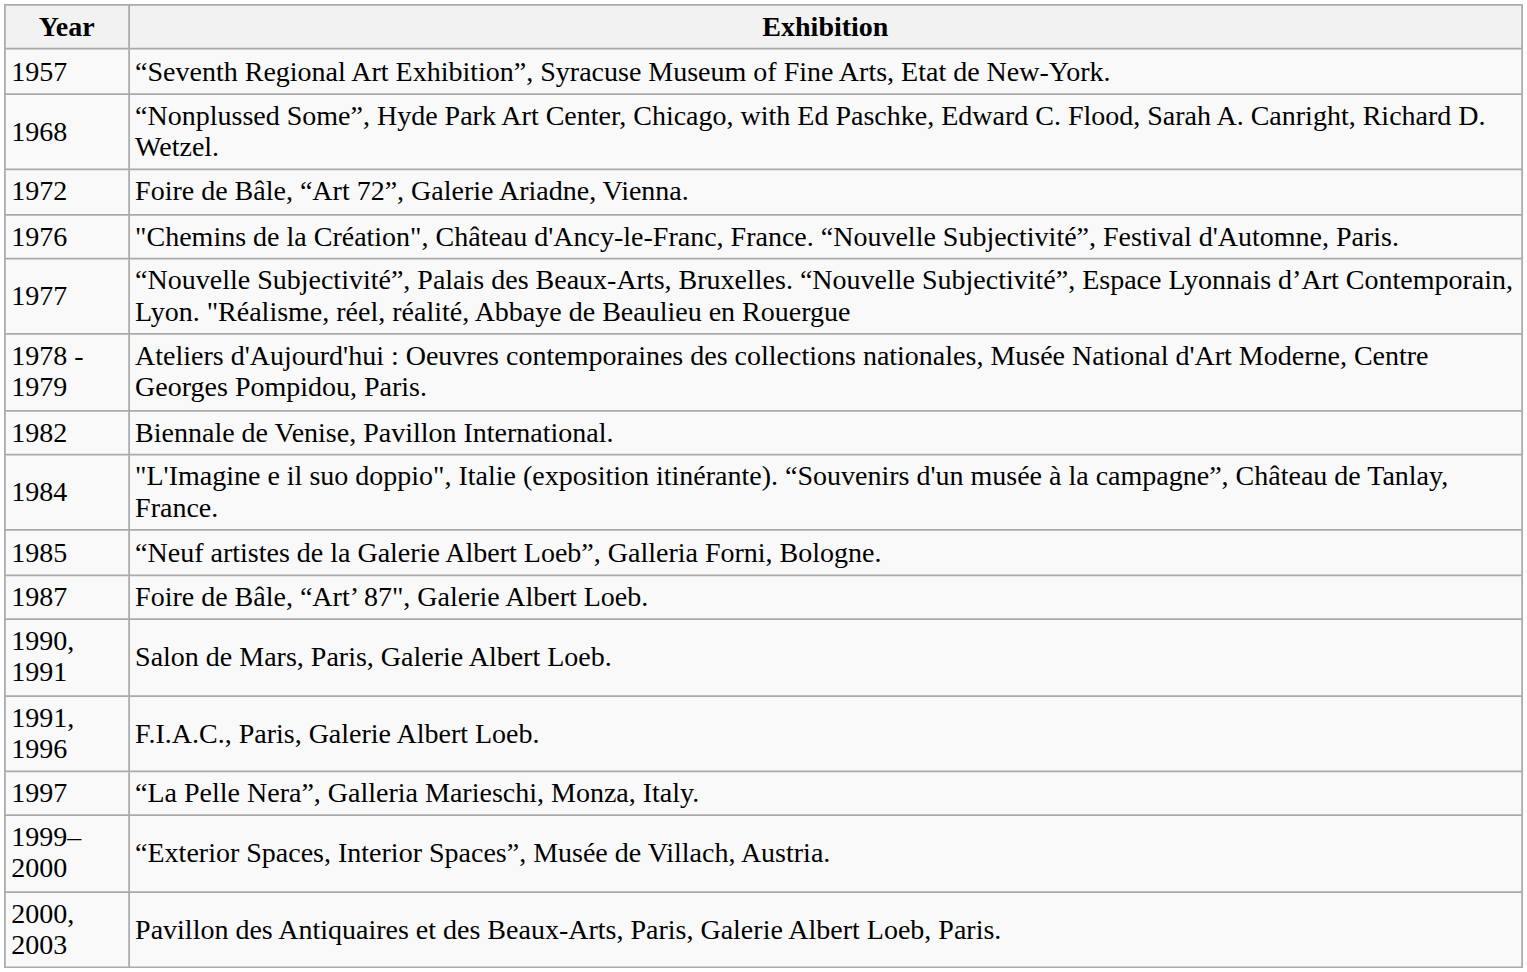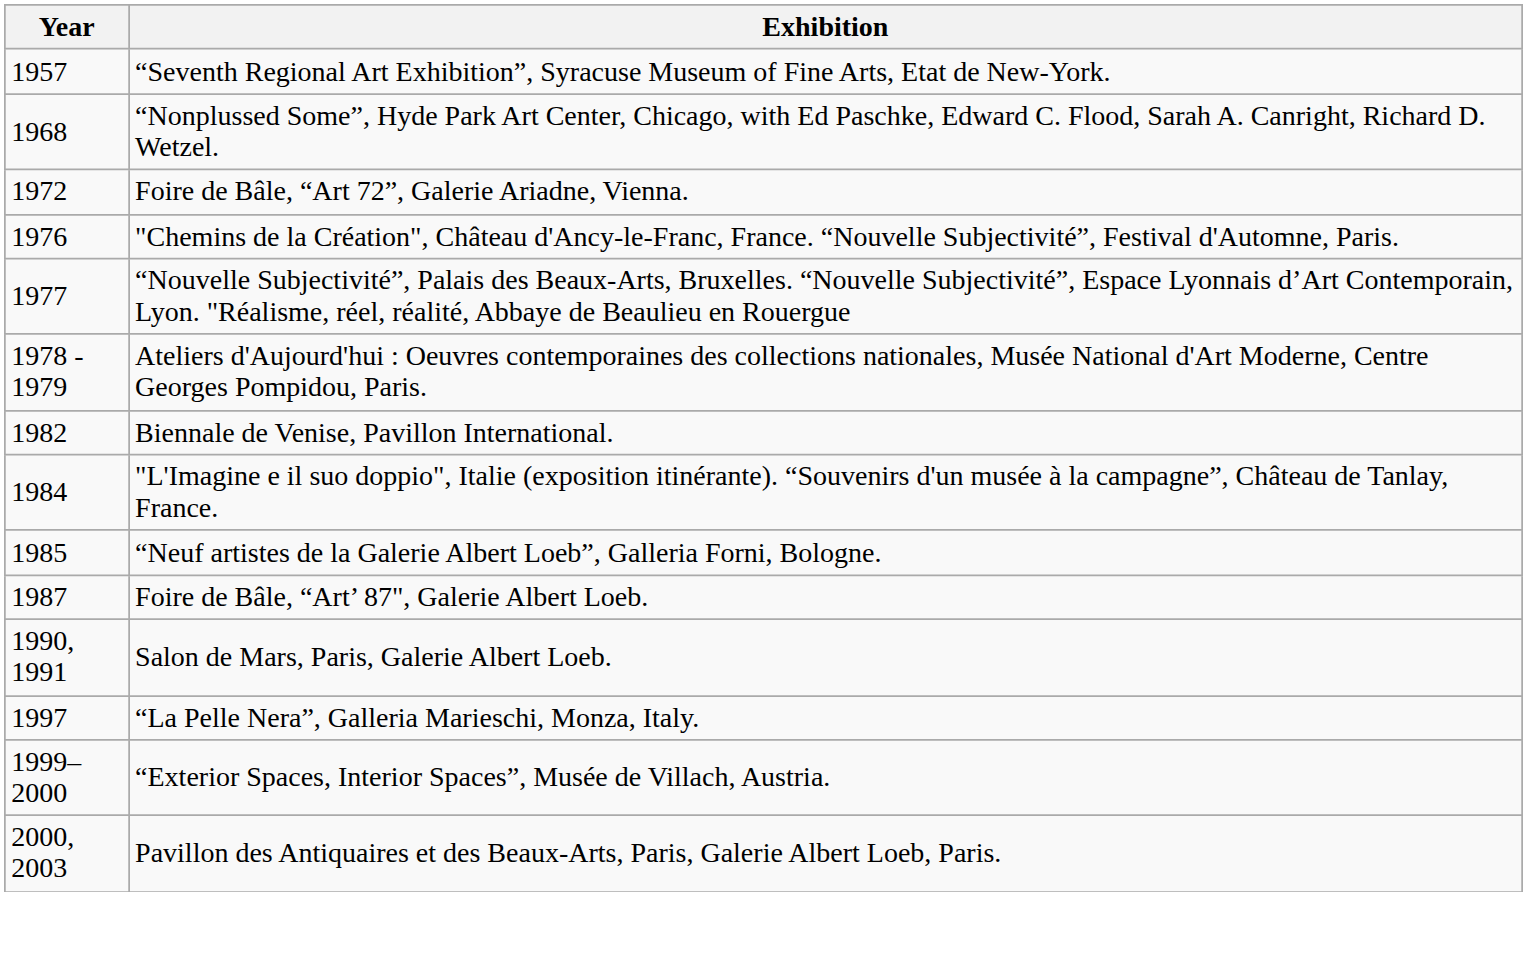- row: (337, 732)
